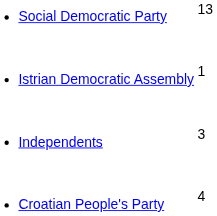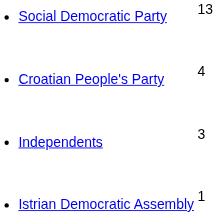rows swapped: (89, 205) <-> (89, 80)
